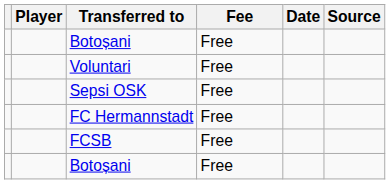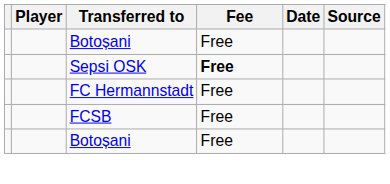- row: (8, 67)
(217, 91) normal -> (217, 66) bold
